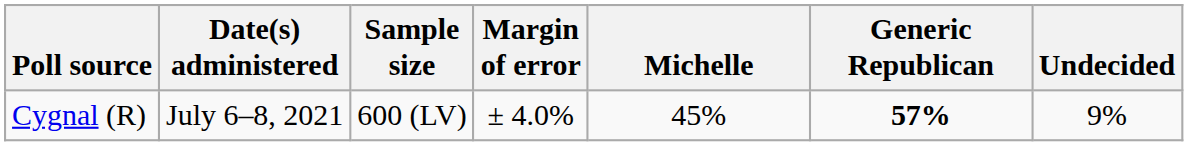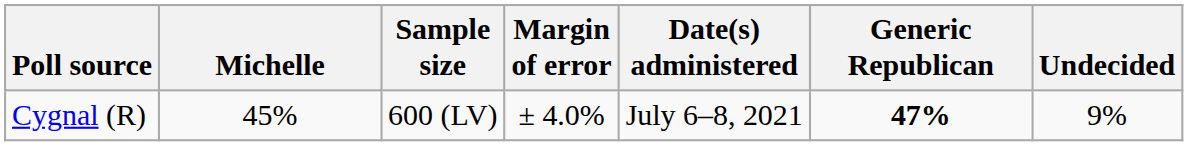columns swapped: (255, 47) <-> (699, 64)
(921, 114) 57% -> (921, 114) 47%
